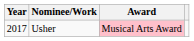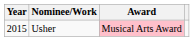(17, 28) 2017 -> (17, 28) 2015
